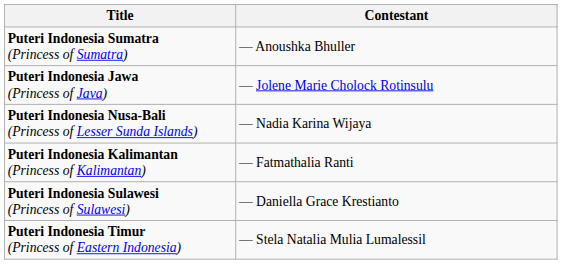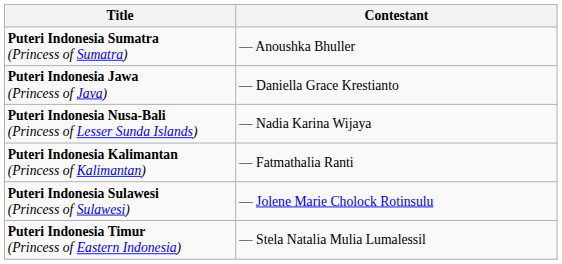(336, 85) — Jolene Marie Cholock Rotinsulu -> (319, 85) — Daniella Grace Krestianto
(319, 201) — Daniella Grace Krestianto -> (336, 201) — Jolene Marie Cholock Rotinsulu
